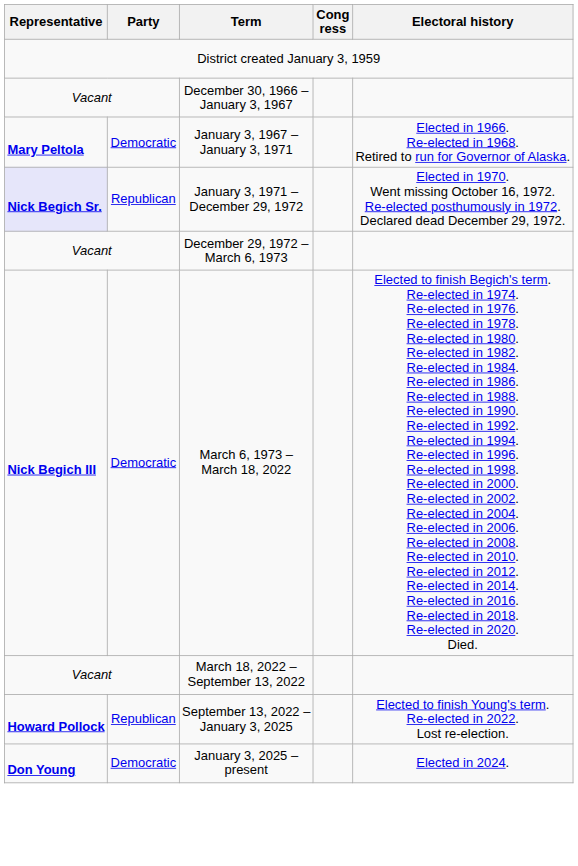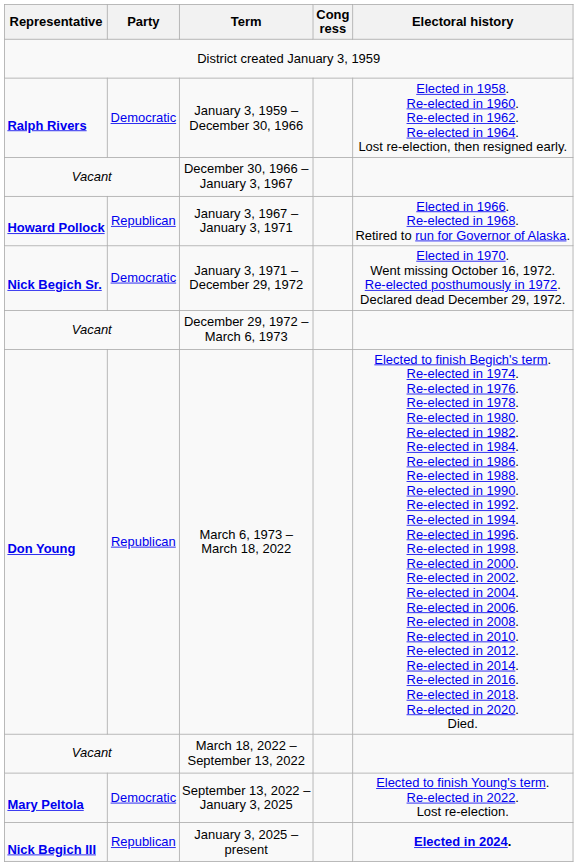+ row: (246, 117)
(46, 149) Mary Peltola -> (56, 228) Howard Pollock
(143, 142) Democratic -> (143, 221) Republican
(55, 206) lavender background -> (55, 285) no background
(143, 199) Republican -> (143, 278) Democratic
(52, 470) Nick Begich III -> (41, 548) Don Young
(143, 462) Democratic -> (143, 541) Republican
(56, 726) Howard Pollock -> (46, 805) Mary Peltola
(143, 719) Republican -> (143, 797) Democratic
(41, 770) Don Young -> (52, 849) Nick Begich III
(143, 763) Democratic -> (143, 842) Republican
(463, 763) normal -> (463, 842) bold
